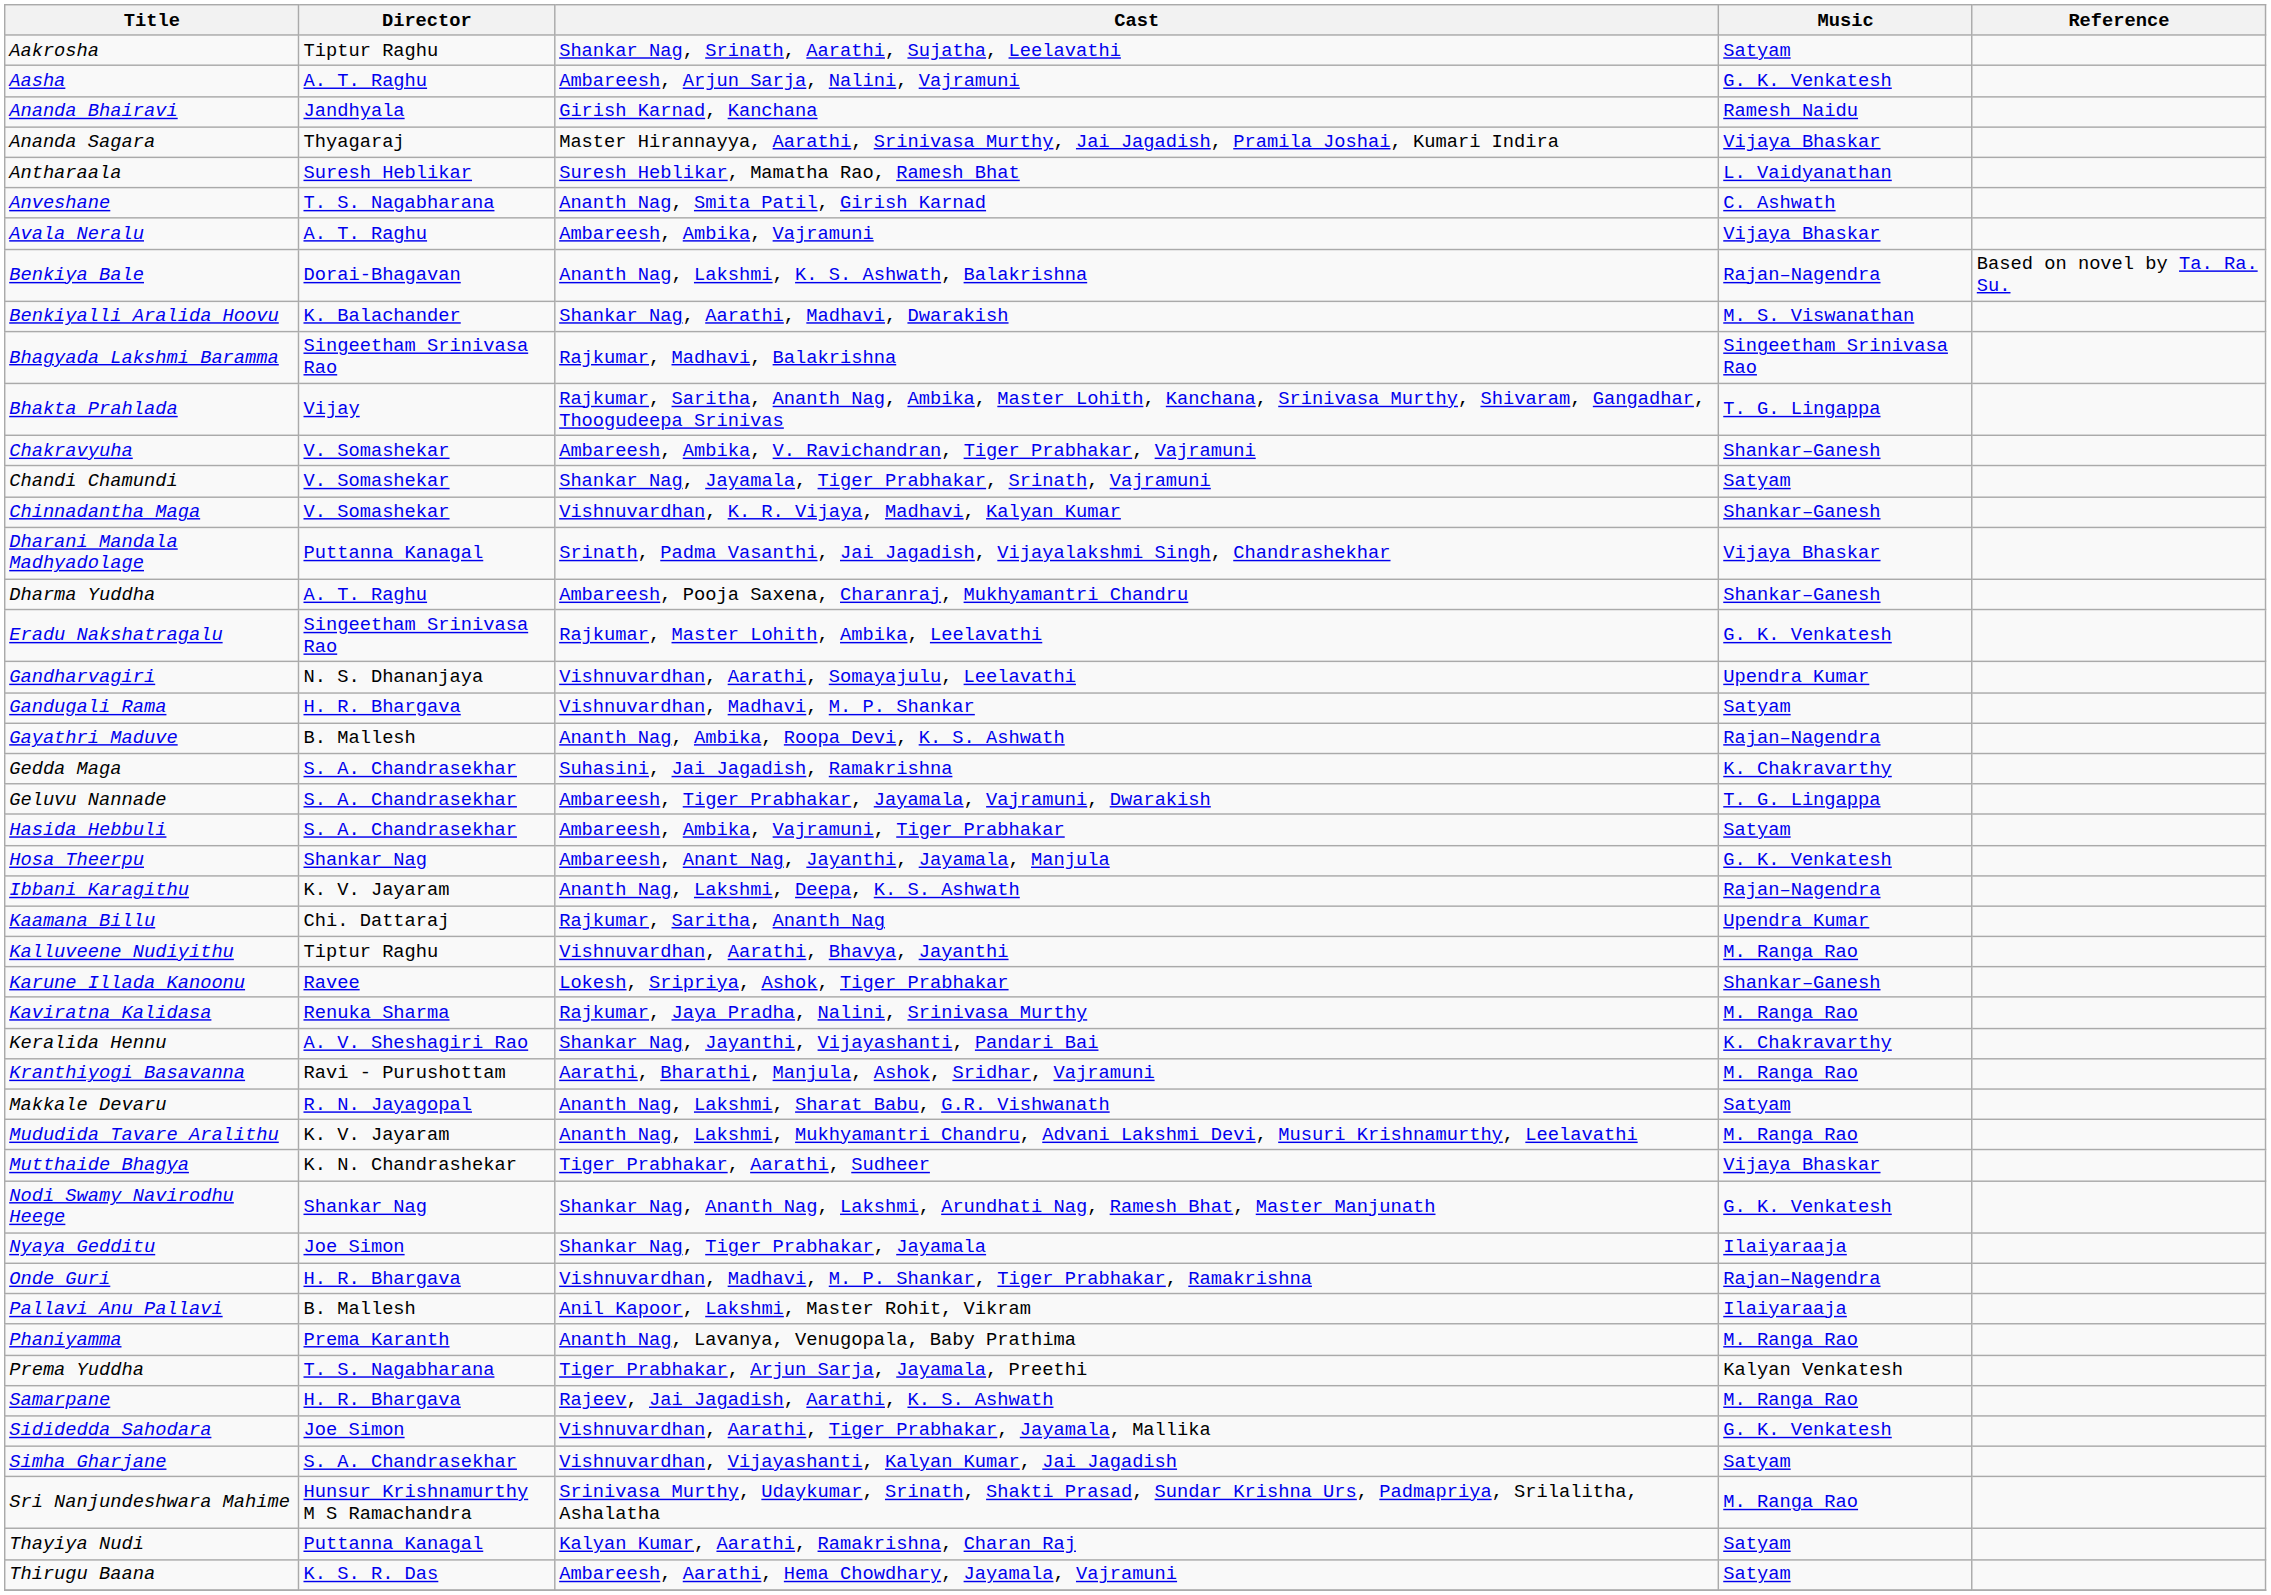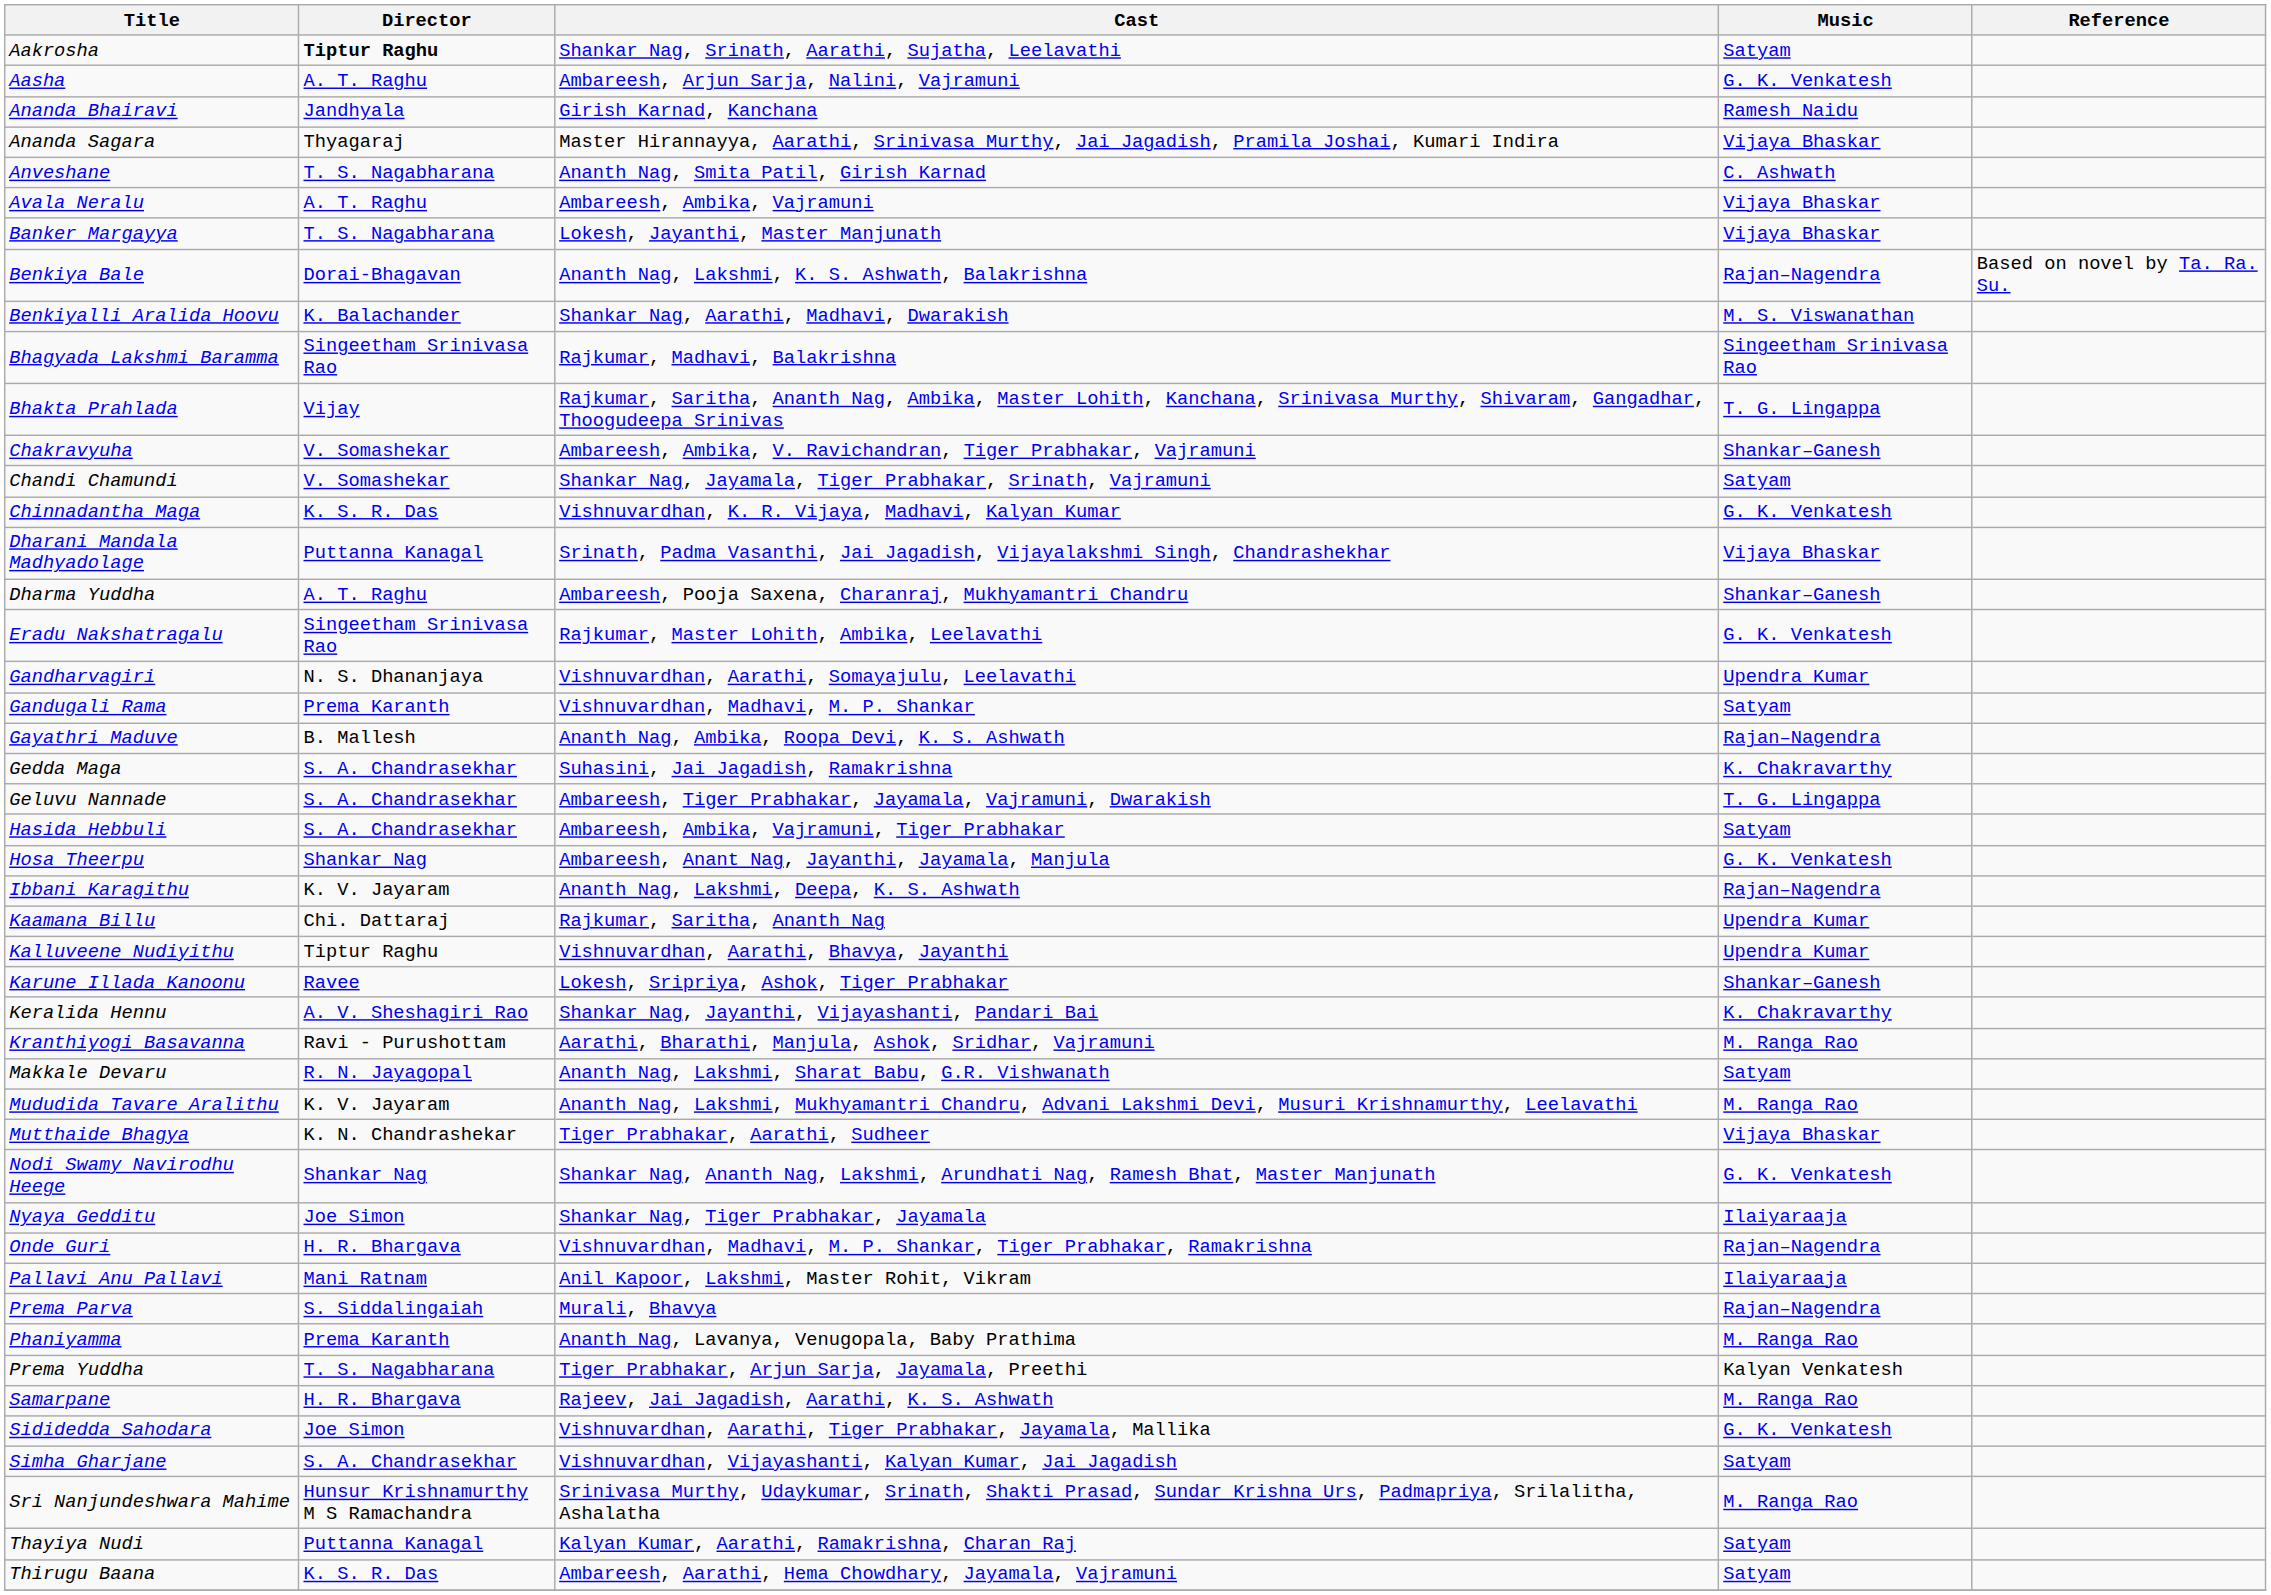(371, 50) normal -> (371, 50) bold
- row: (65, 173)
+ row: (93, 234)
(377, 512) V. Somashekar -> (371, 512) K. S. R. Das
(1802, 512) Shankar–Ganesh -> (1808, 512) G. K. Venkatesh
(382, 708) H. R. Bhargava -> (377, 708) Prema Karanth
(1791, 952) M. Ranga Rao -> (1796, 952) Upendra Kumar
- row: (110, 1013)
(360, 1309) B. Mallesh -> (365, 1278) Mani Ratnam
+ row: (71, 1309)
